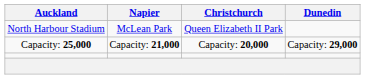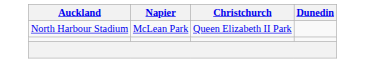- row: (56, 45)
